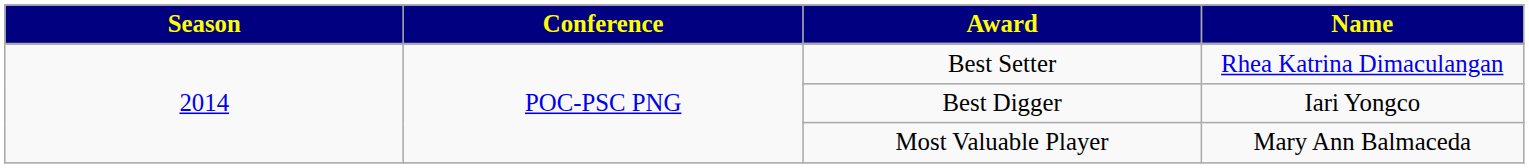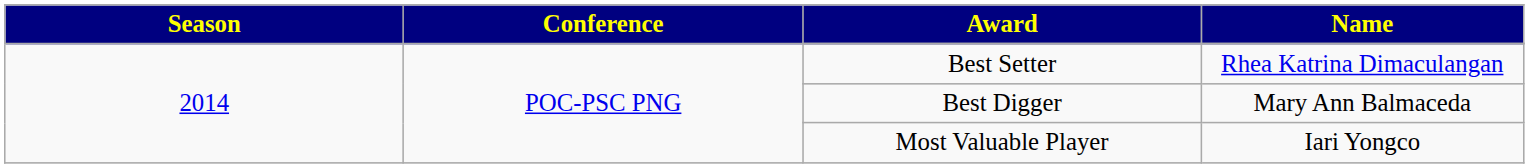(1362, 102) Iari Yongco -> (1362, 102) Mary Ann Balmaceda
(1362, 142) Mary Ann Balmaceda -> (1362, 142) Iari Yongco
